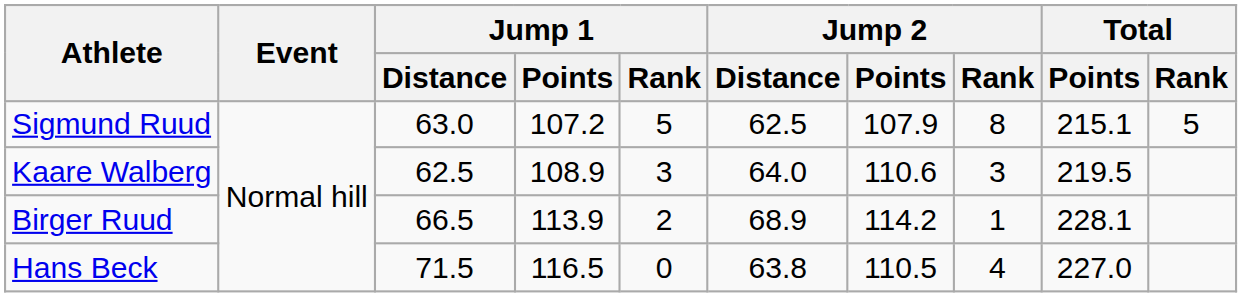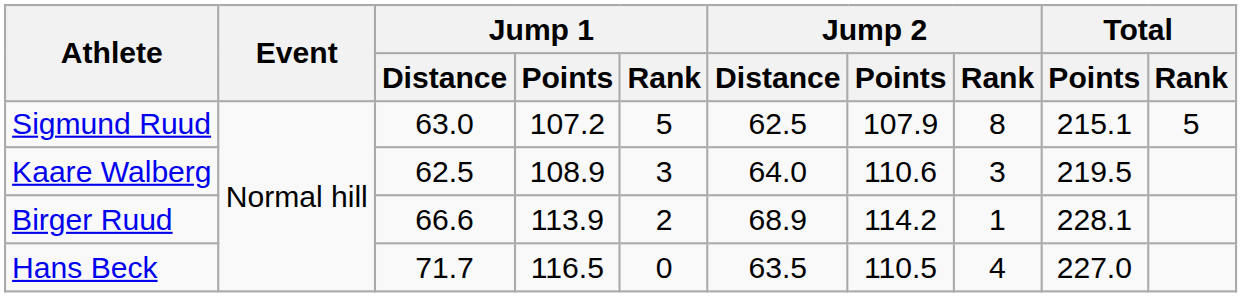(445, 219) 66.5 -> (445, 219) 66.6
(445, 267) 71.5 -> (445, 267) 71.7
(778, 267) 63.8 -> (778, 267) 63.5
